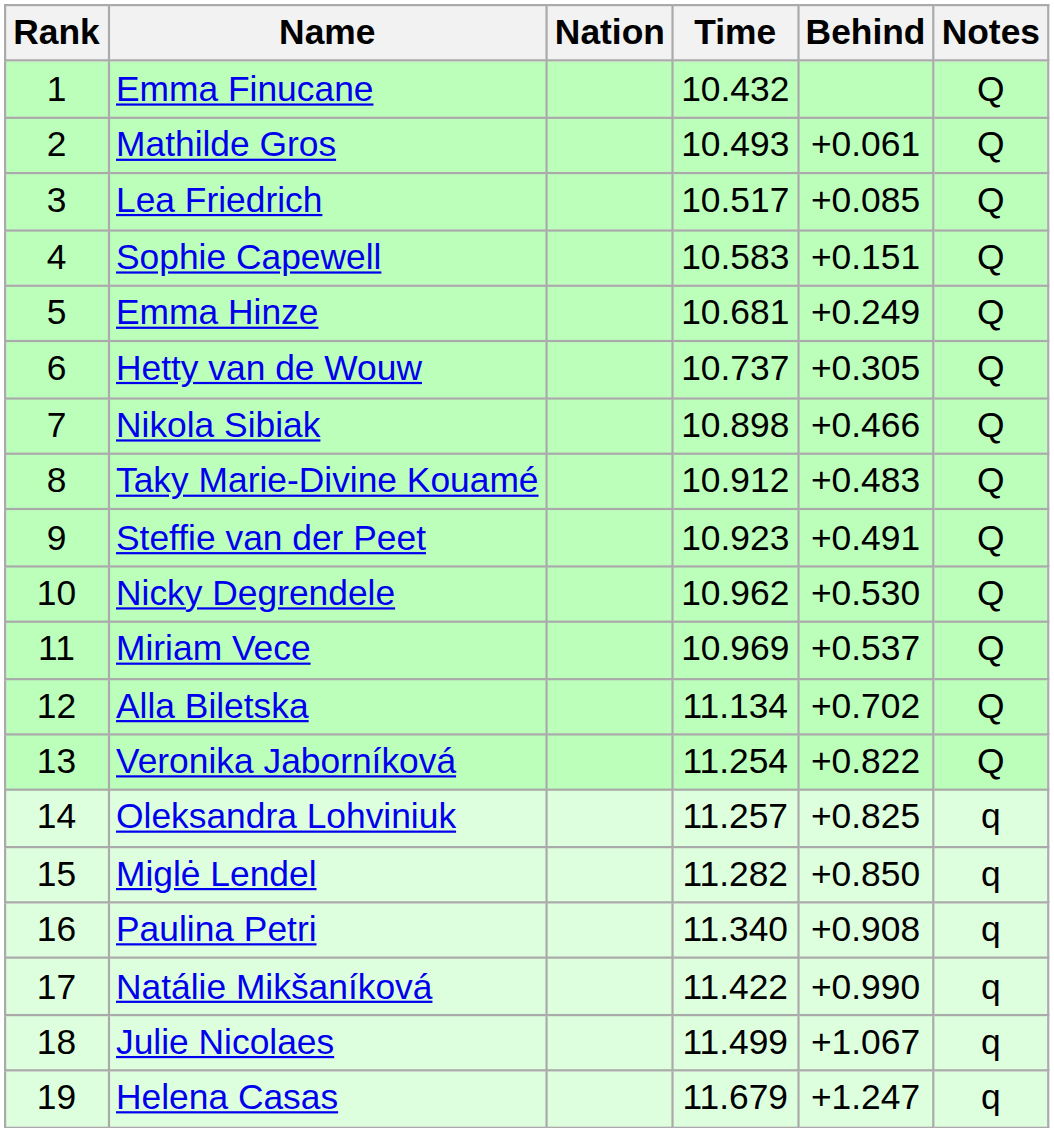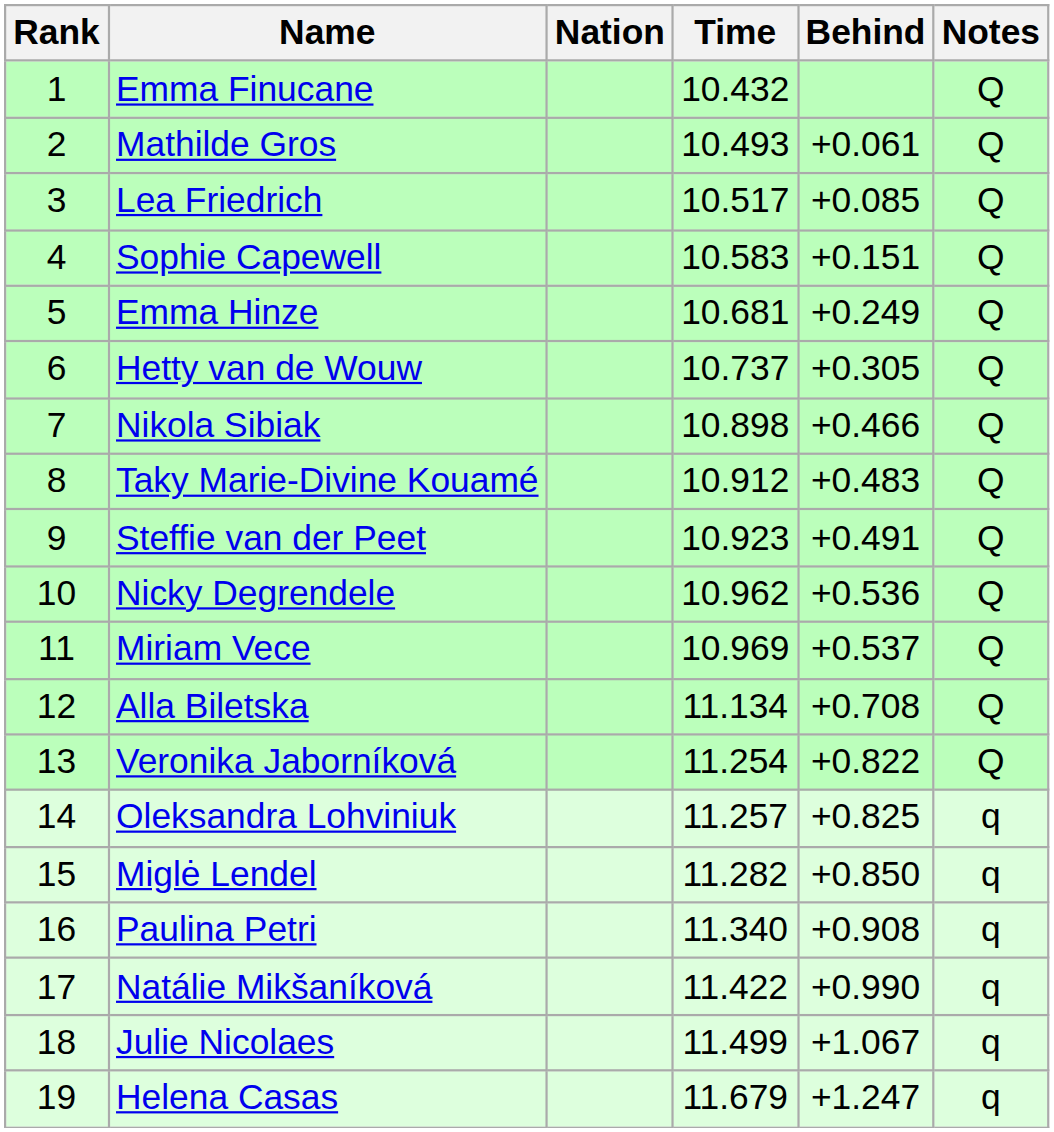(866, 593) +0.530 -> (866, 593) +0.536
(866, 705) +0.702 -> (866, 705) +0.708
